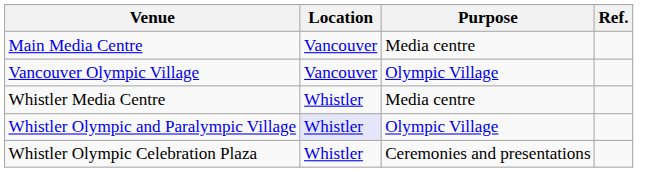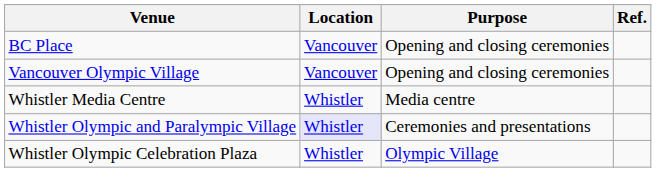+ row: (41, 45)
- row: (76, 45)
(442, 72) Olympic Village -> (497, 72) Opening and closing ceremonies
(442, 126) Olympic Village -> (488, 126) Ceremonies and presentations
(488, 153) Ceremonies and presentations -> (442, 153) Olympic Village
